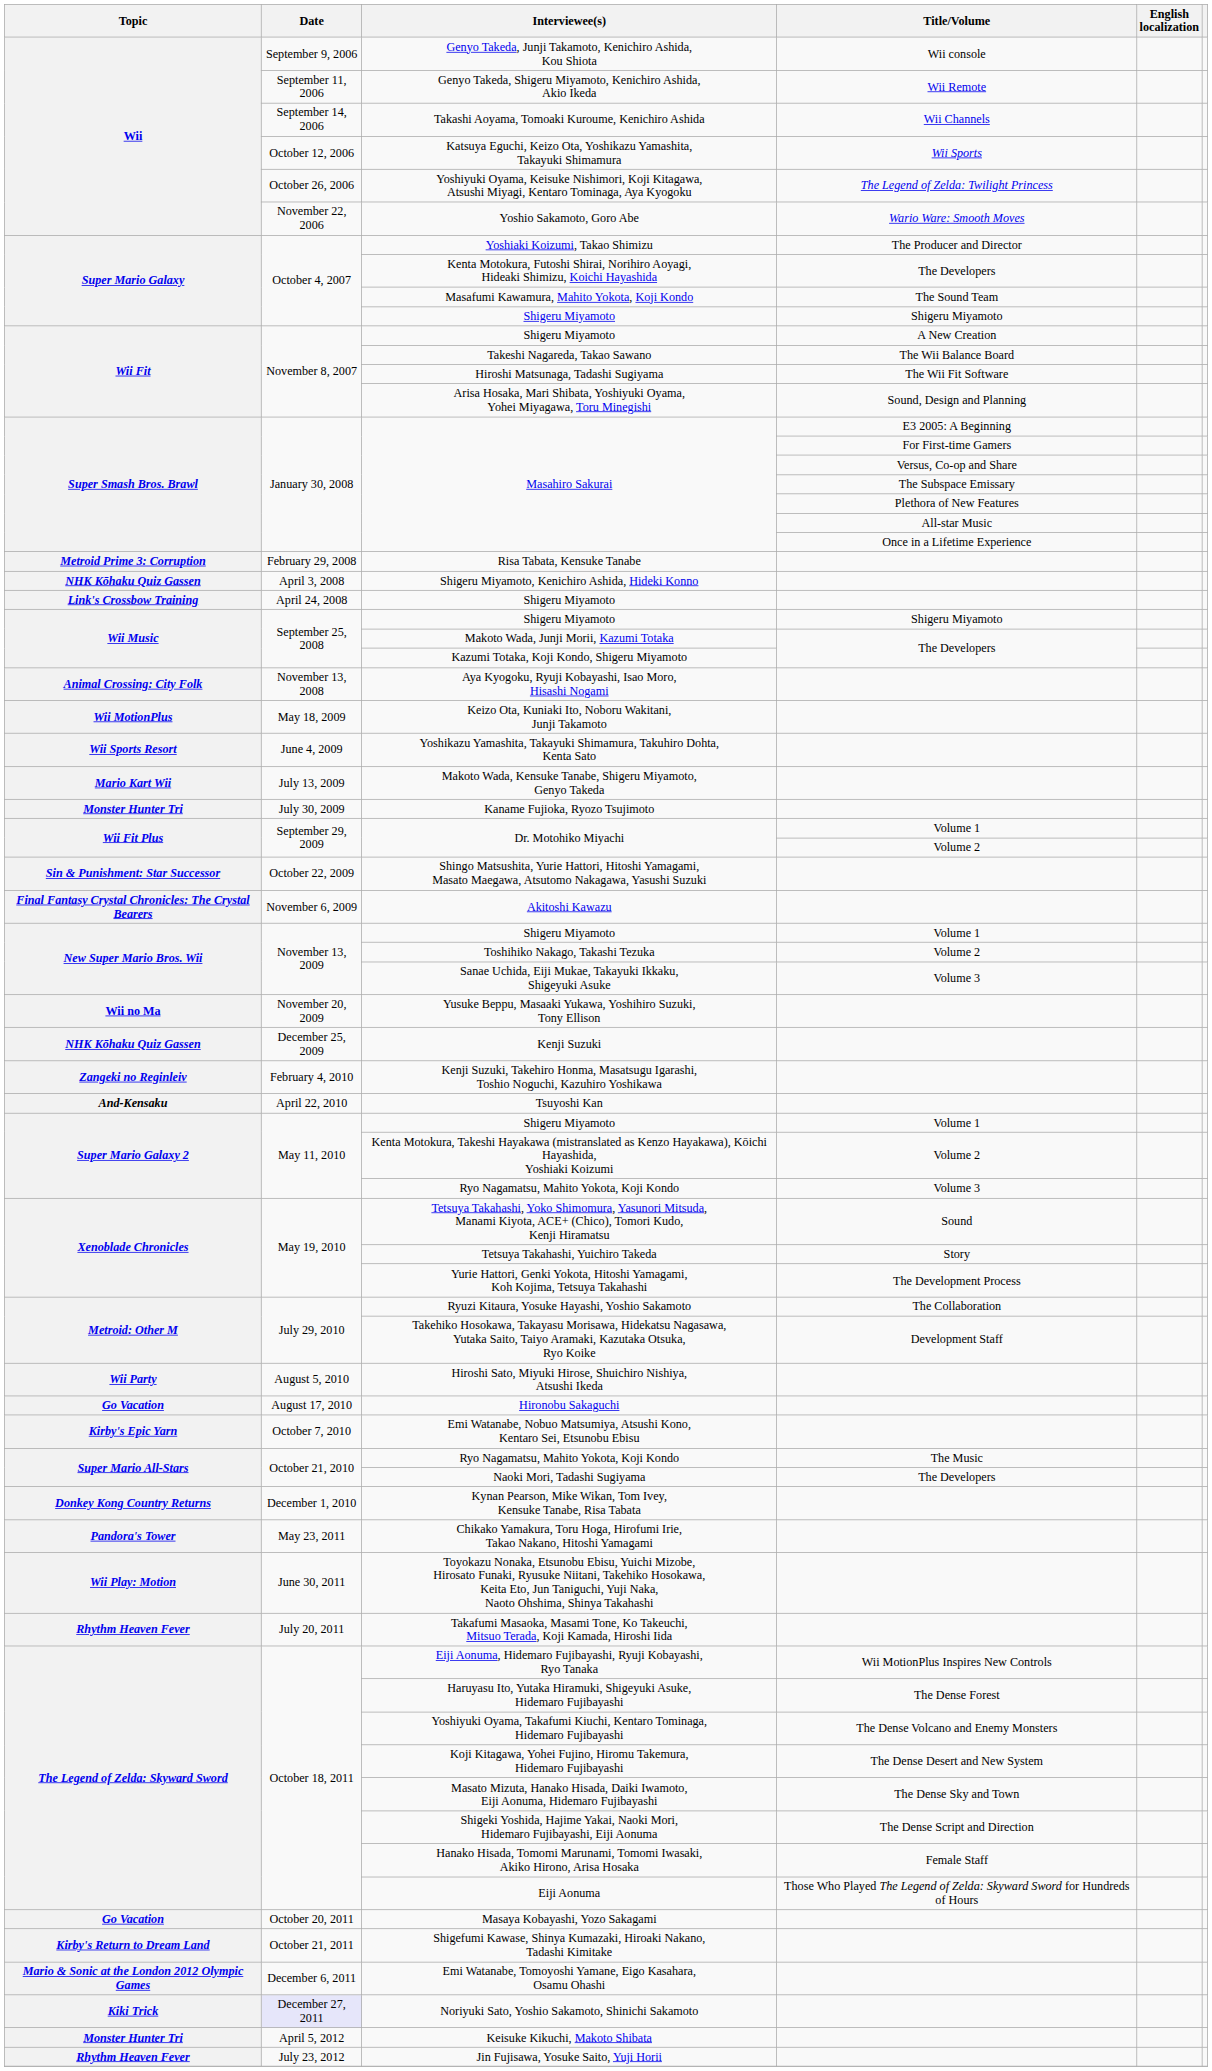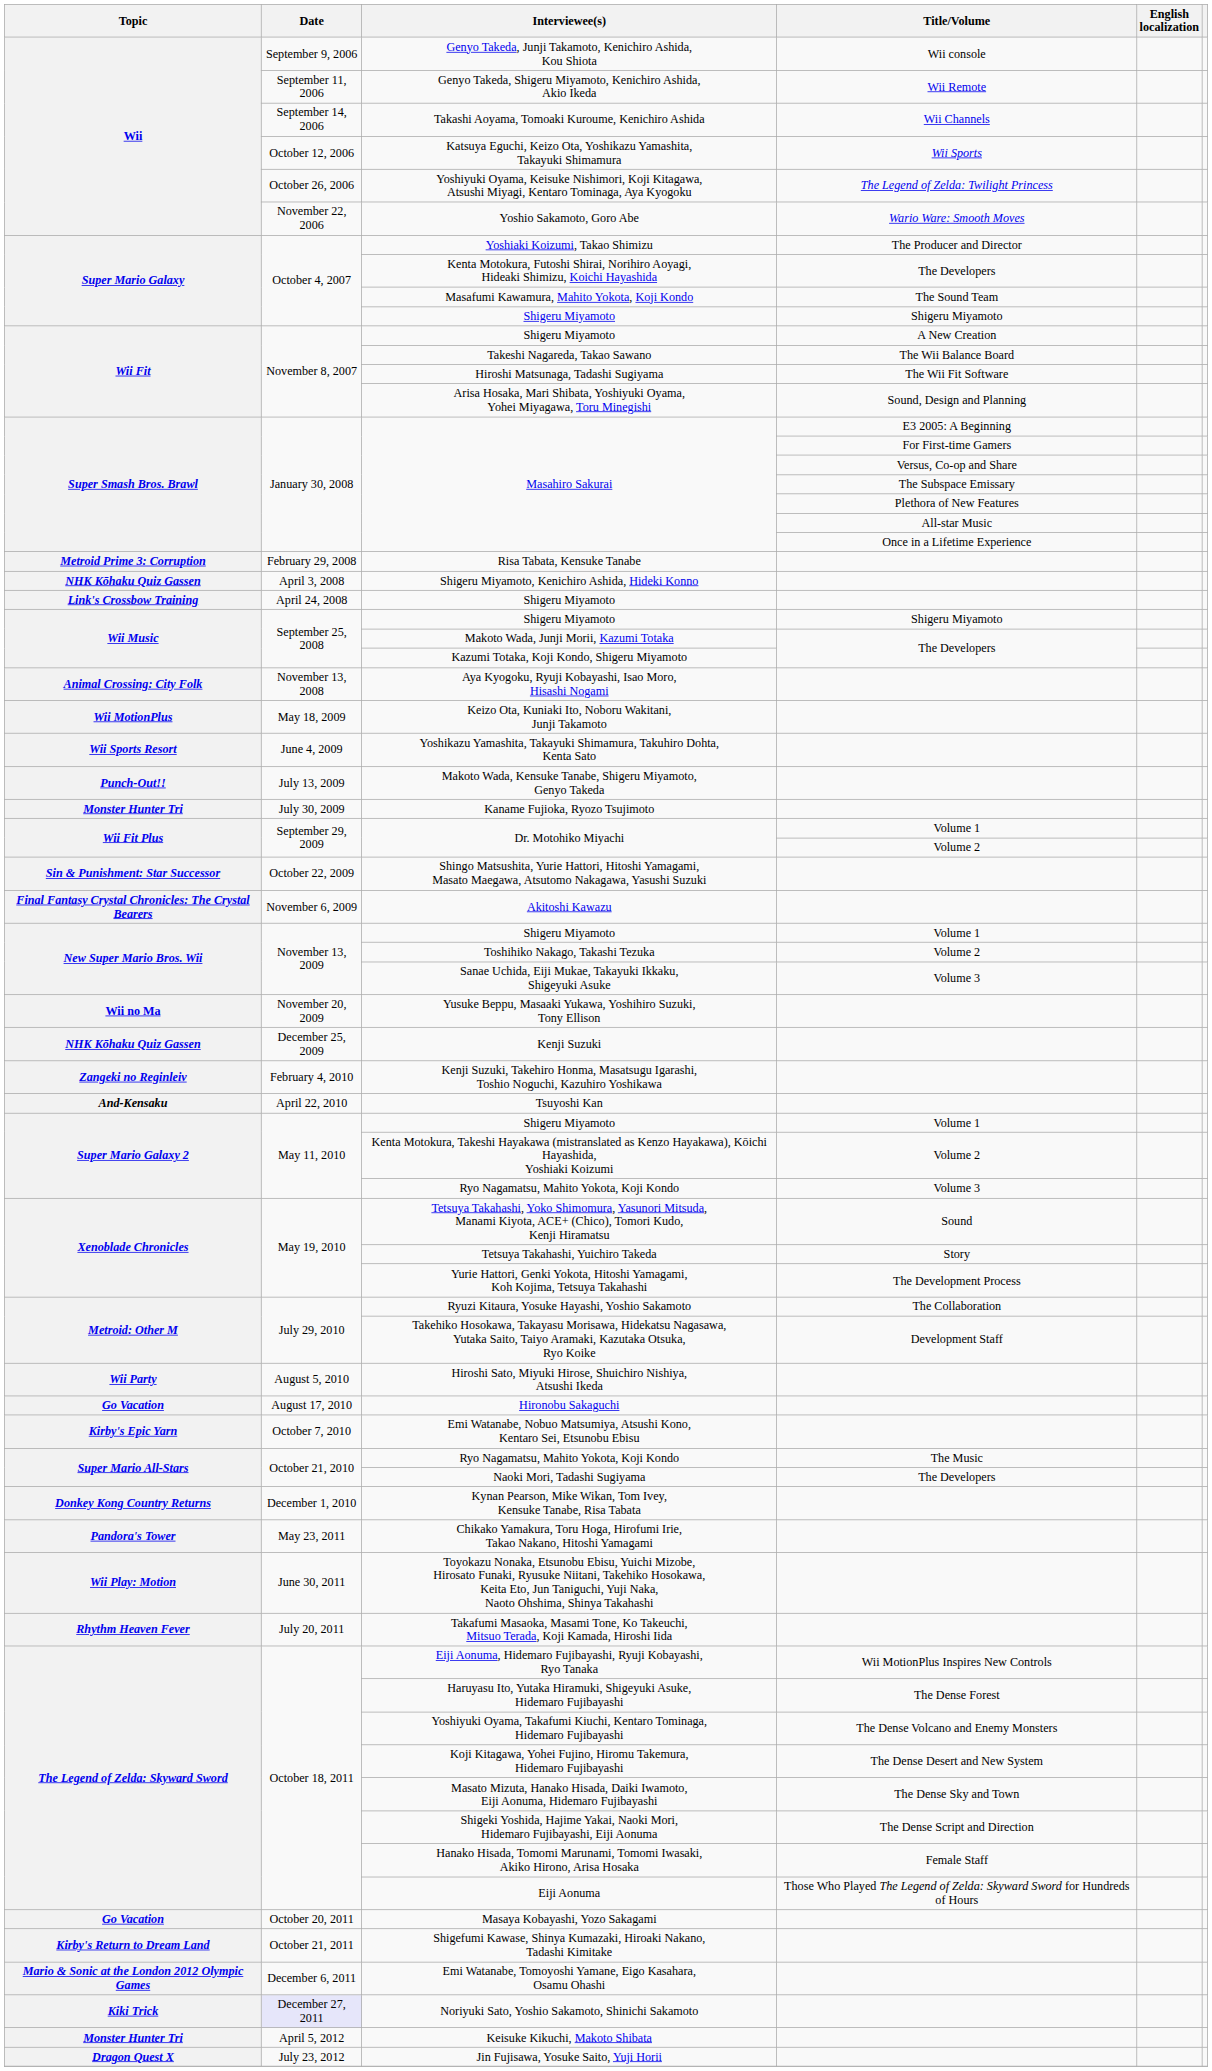(133, 782) Mario Kart Wii -> (133, 782) Punch-Out!!
(133, 2056) Rhythm Heaven Fever -> (133, 2056) Dragon Quest X
